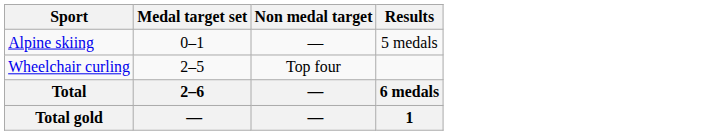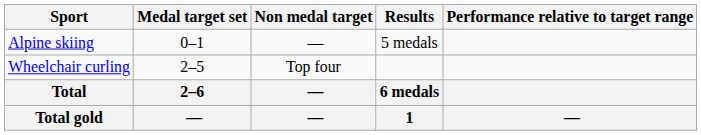+ column: (570, 17)
